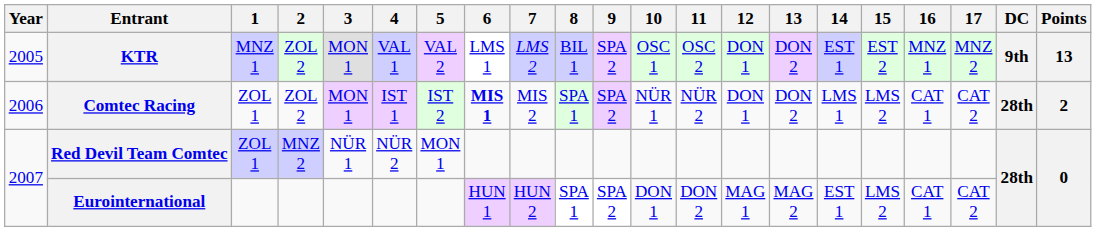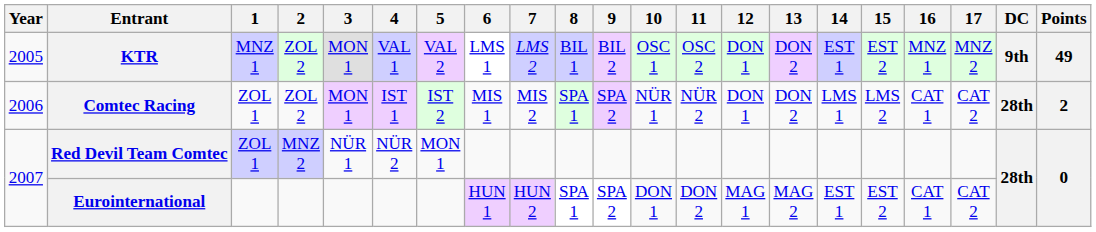(612, 56) SPA 2 -> (612, 56) BIL 2
(1064, 56) 13 -> (1064, 56) 49
(487, 105) bold -> (487, 105) normal
(882, 201) LMS 2 -> (882, 201) EST 2
